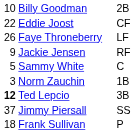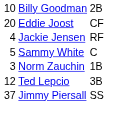(10, 23) 22 -> (10, 23) 20
- row: (66, 38)
(10, 52) 9 -> (10, 38) 4
(10, 96) bold -> (10, 81) normal
- row: (52, 125)
